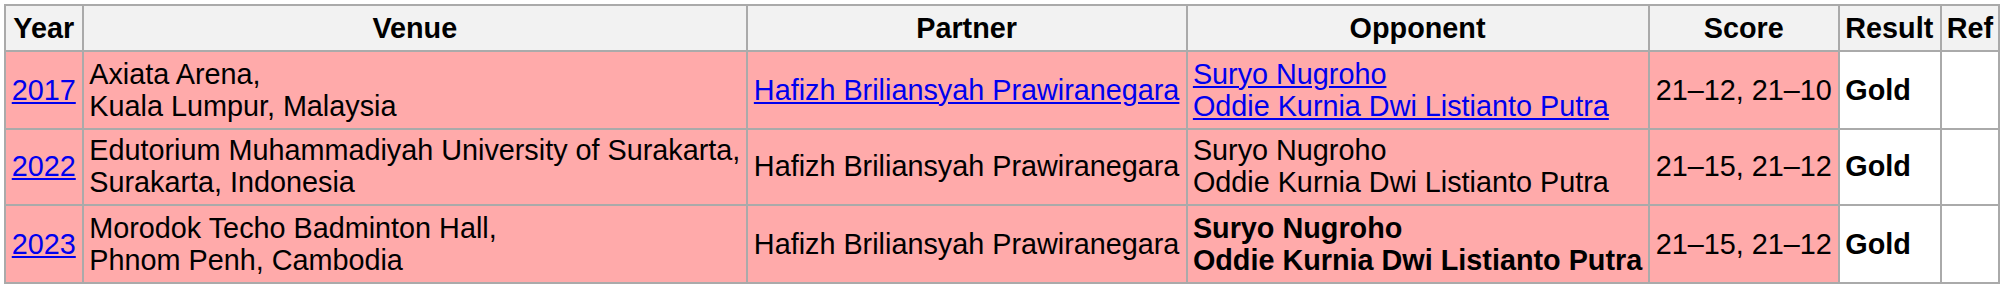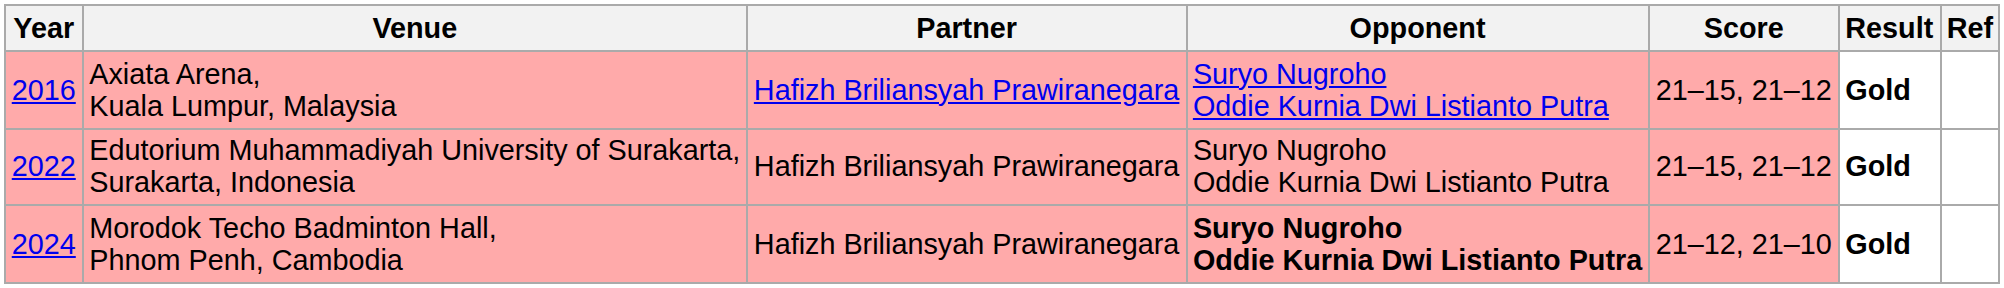(44, 90) 2017 -> (44, 90) 2016
(1744, 90) 21–12, 21–10 -> (1744, 90) 21–15, 21–12
(44, 245) 2023 -> (44, 245) 2024
(1744, 245) 21–15, 21–12 -> (1744, 245) 21–12, 21–10
